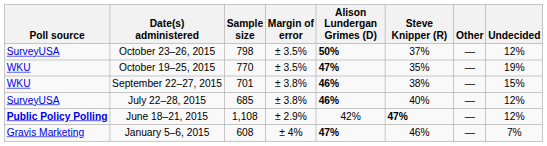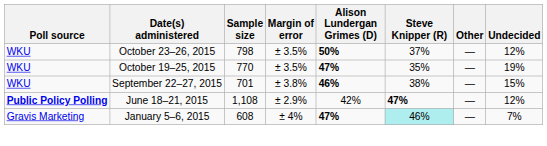(33, 51) SurveyUSA -> (19, 51) WKU
- row: (167, 100)
(419, 133) no background -> (419, 116) paleturquoise background
